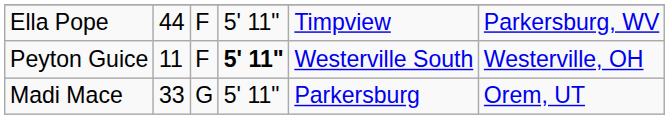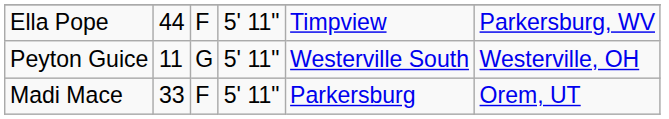(202, 59) F -> (204, 59) G
(254, 59) bold -> (252, 59) normal
(204, 95) G -> (202, 95) F
